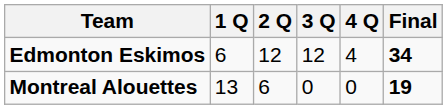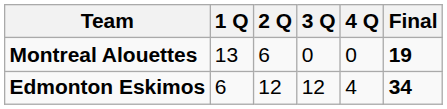rows swapped: (107, 54) <-> (103, 87)
